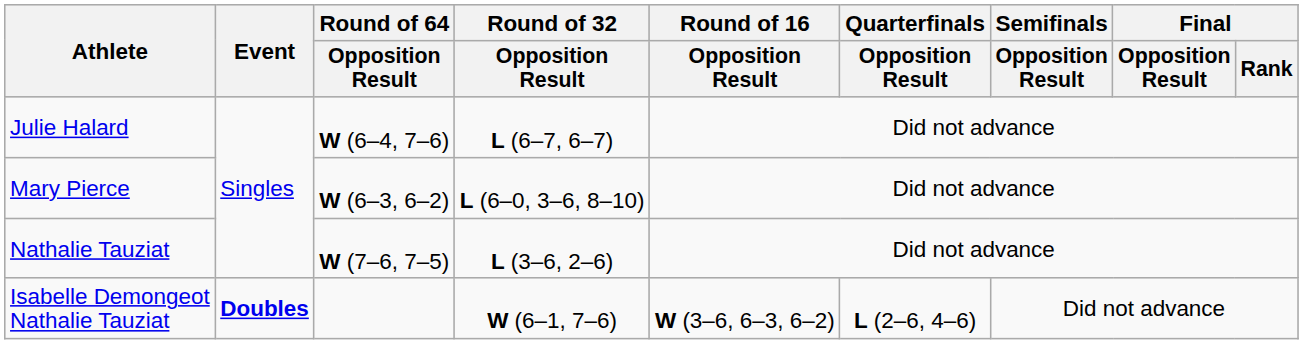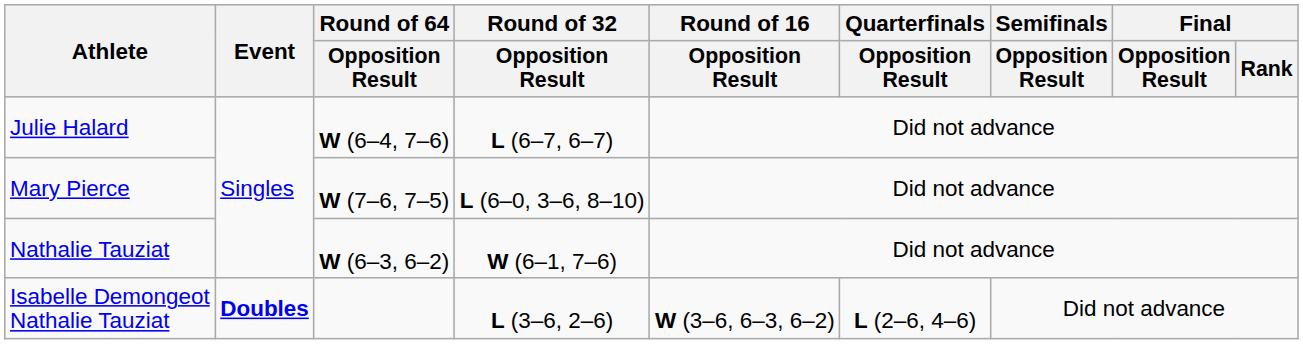(384, 201) W (6–3, 6–2) -> (384, 201) W (7–6, 7–5)
(384, 261) W (7–6, 7–5) -> (384, 261) W (6–3, 6–2)
(552, 261) L (3–6, 2–6) -> (552, 261) W (6–1, 7–6)
(552, 322) W (6–1, 7–6) -> (552, 322) L (3–6, 2–6)
